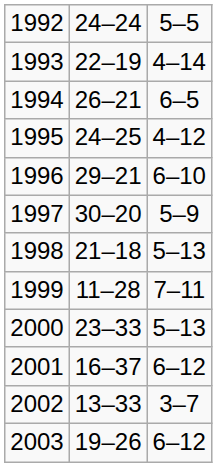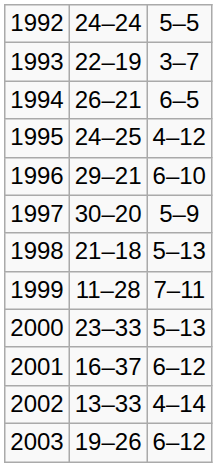(179, 61) 4–14 -> (179, 61) 3–7
(179, 404) 3–7 -> (179, 404) 4–14
